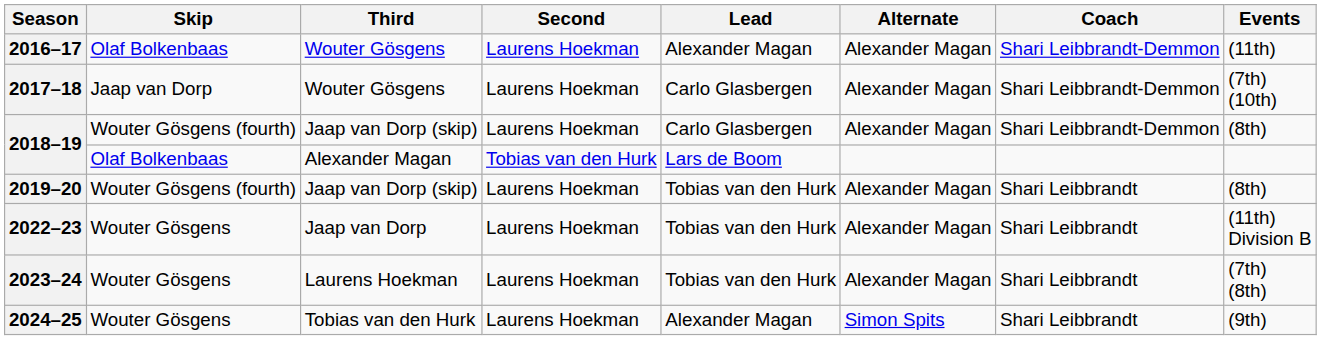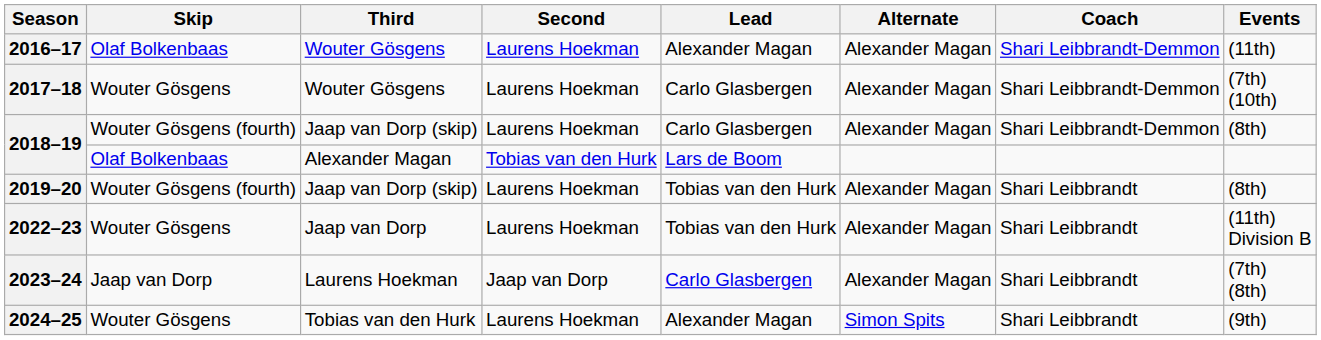(151, 89) Jaap van Dorp -> (160, 89) Wouter Gösgens
(160, 279) Wouter Gösgens -> (151, 279) Jaap van Dorp
(563, 279) Laurens Hoekman -> (547, 279) Jaap van Dorp
(751, 279) Tobias van den Hurk -> (739, 279) Carlo Glasbergen
